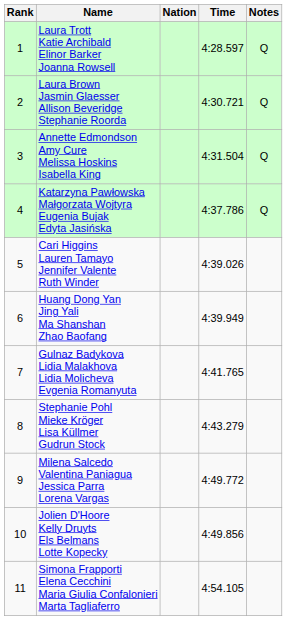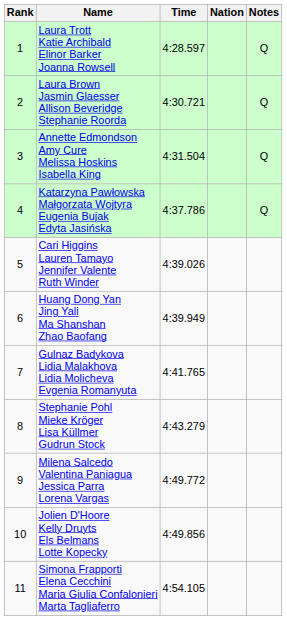columns swapped: (180, 13) <-> (223, 13)
